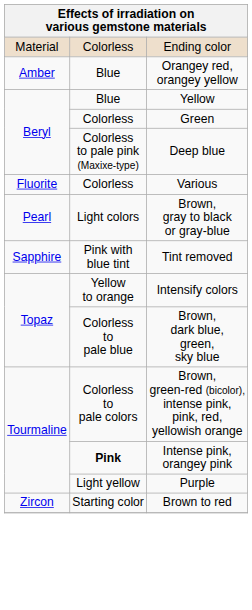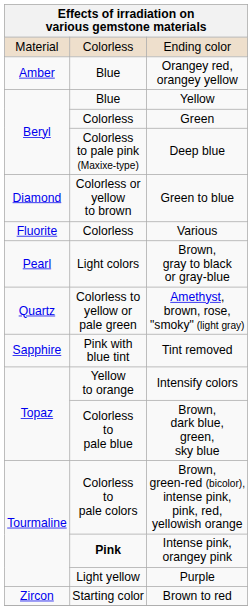+ row: (197, 198)
+ row: (197, 310)
